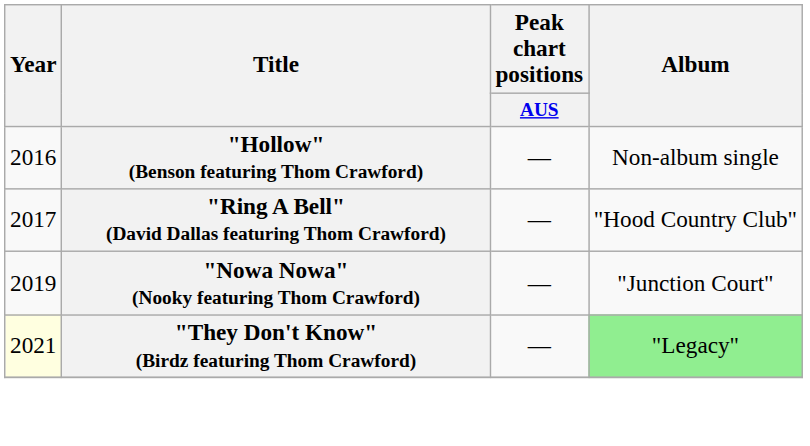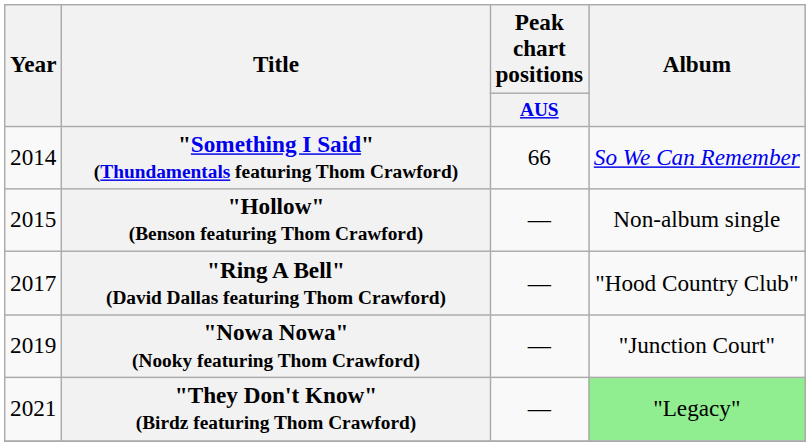+ row: (276, 157)
(33, 157) 2016 -> (33, 220) 2015
(33, 345) lightyellow background -> (33, 408) no background
